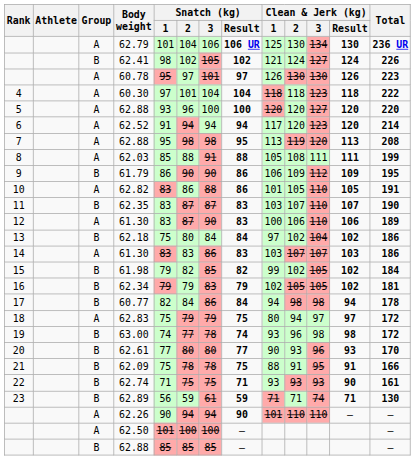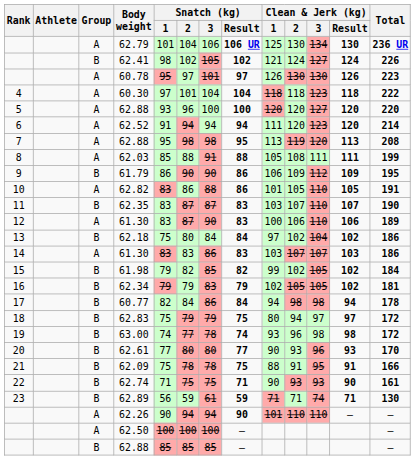(273, 125) 117 -> (273, 125) 111
(96, 318) A -> (96, 318) B
(273, 383) 93 -> (273, 383) 90
(165, 431) 101 -> (165, 431) 100
